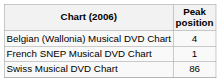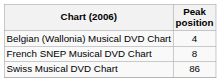(195, 54) 1 -> (195, 54) 8
